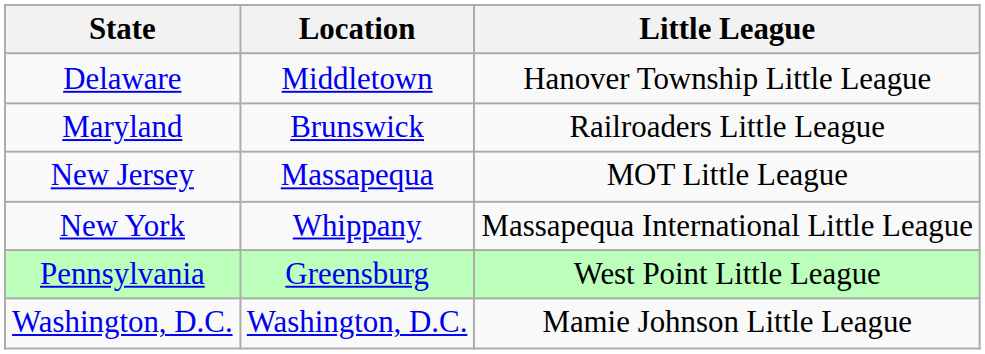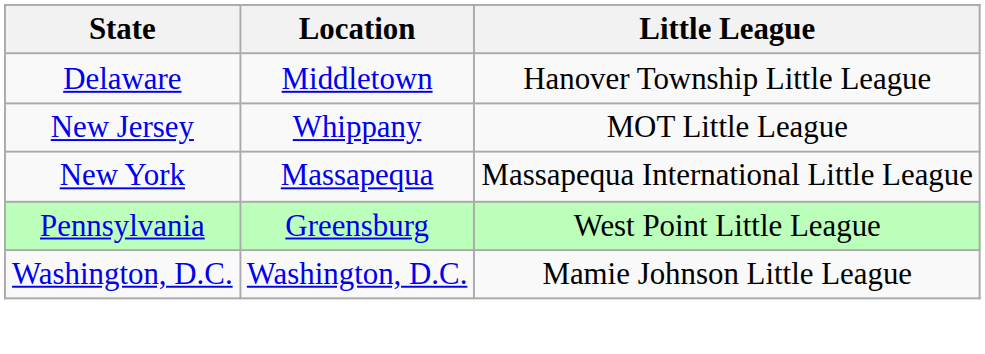- row: (122, 126)
(357, 175) Massapequa -> (357, 126) Whippany
(357, 224) Whippany -> (357, 175) Massapequa
